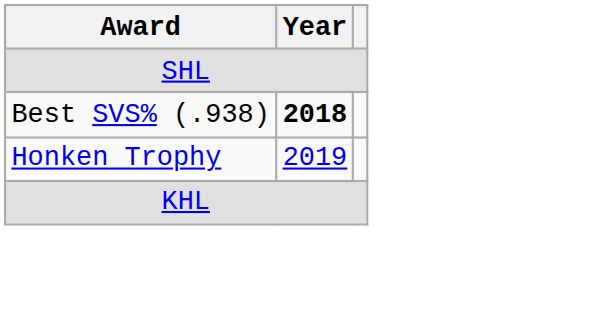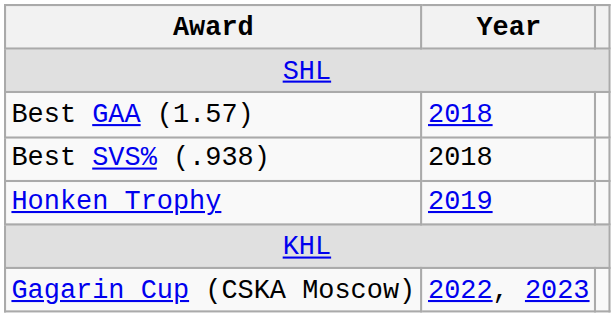+ row: (133, 115)
(315, 115) bold -> (460, 159) normal
+ row: (213, 290)
